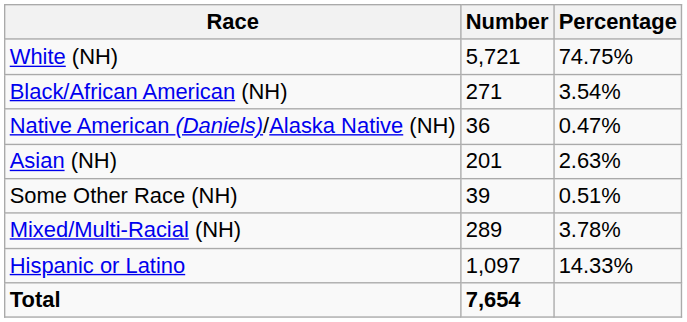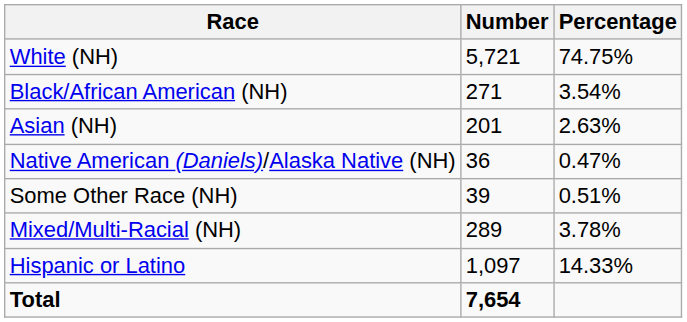rows swapped: (233, 126) <-> (63, 160)
